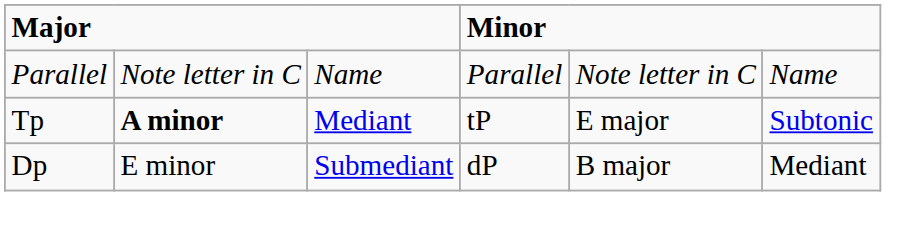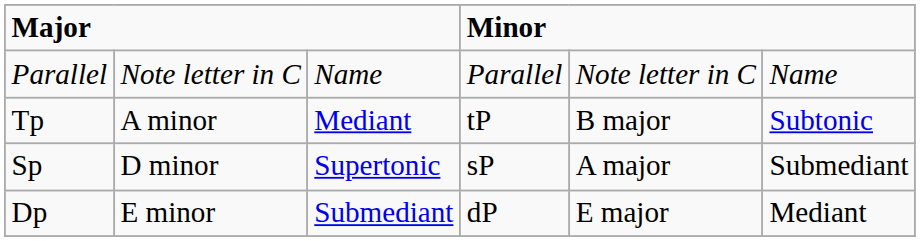(172, 119) bold -> (169, 119) normal
(622, 119) E major -> (623, 119) B major
+ row: (27, 166)
(623, 166) B major -> (622, 212) E major
